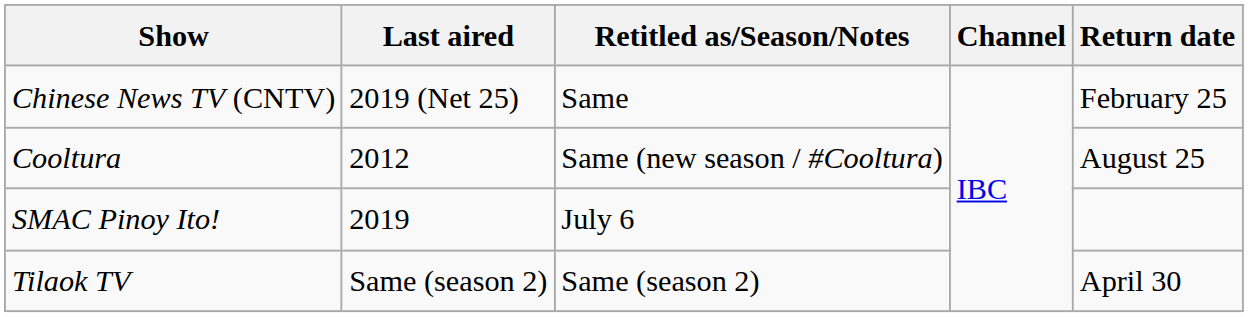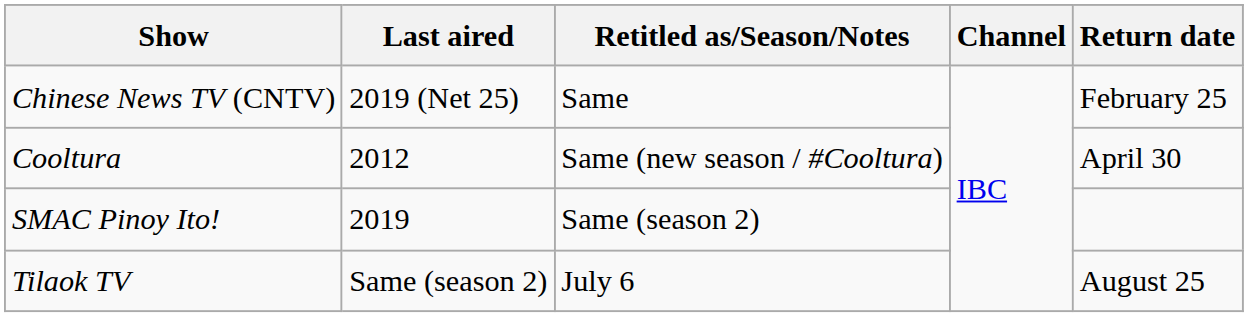(1142, 158) August 25 -> (1131, 158) April 30
(598, 219) July 6 -> (660, 219) Same (season 2)
(660, 280) Same (season 2) -> (598, 280) July 6
(1131, 280) April 30 -> (1142, 280) August 25
